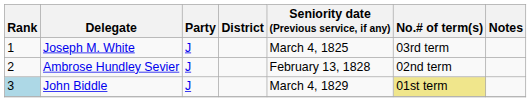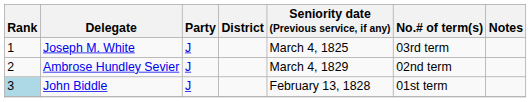(320, 67) February 13, 1828 -> (309, 67) March 4, 1829
(309, 86) March 4, 1829 -> (320, 86) February 13, 1828
(422, 86) khaki background -> (422, 86) no background
